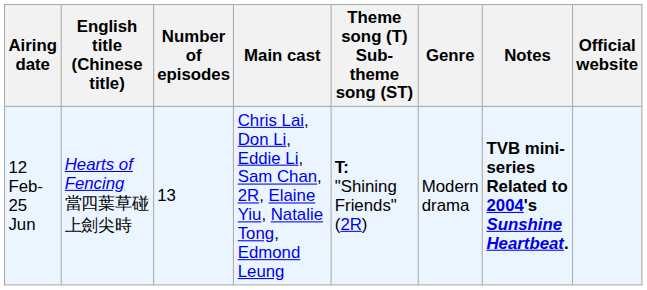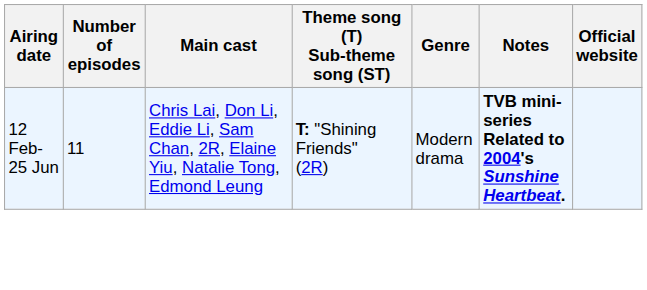- column: (107, 55)
(166, 195) 13 -> (76, 148) 11
